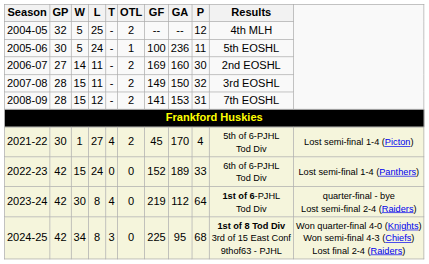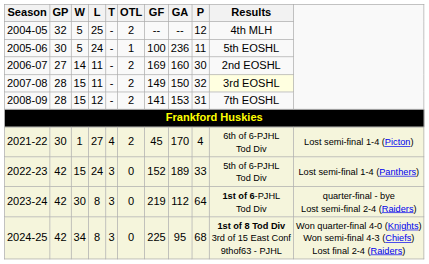(251, 83) no background -> (251, 83) lightyellow background
(251, 142) 5th of 6-PJHL Tod Div -> (251, 142) 6th of 6-PJHL Tod Div
(112, 171) 0 -> (112, 171) 3
(251, 172) 6th of 6-PJHL Tod Div -> (251, 172) 5th of 6-PJHL Tod Div
(112, 201) 4 -> (112, 201) 3
